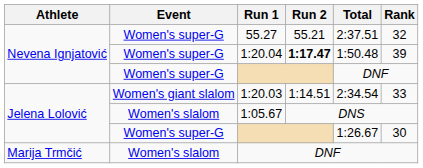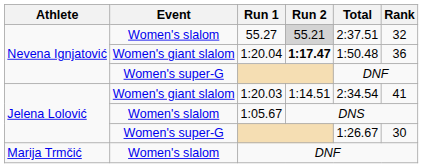(174, 35) Women's super-G -> (174, 35) Women's slalom
(309, 35) no background -> (309, 35) lightgrey background
(174, 54) Women's super-G -> (174, 54) Women's giant slalom
(399, 54) 39 -> (399, 54) 36
(399, 94) 33 -> (399, 94) 41
